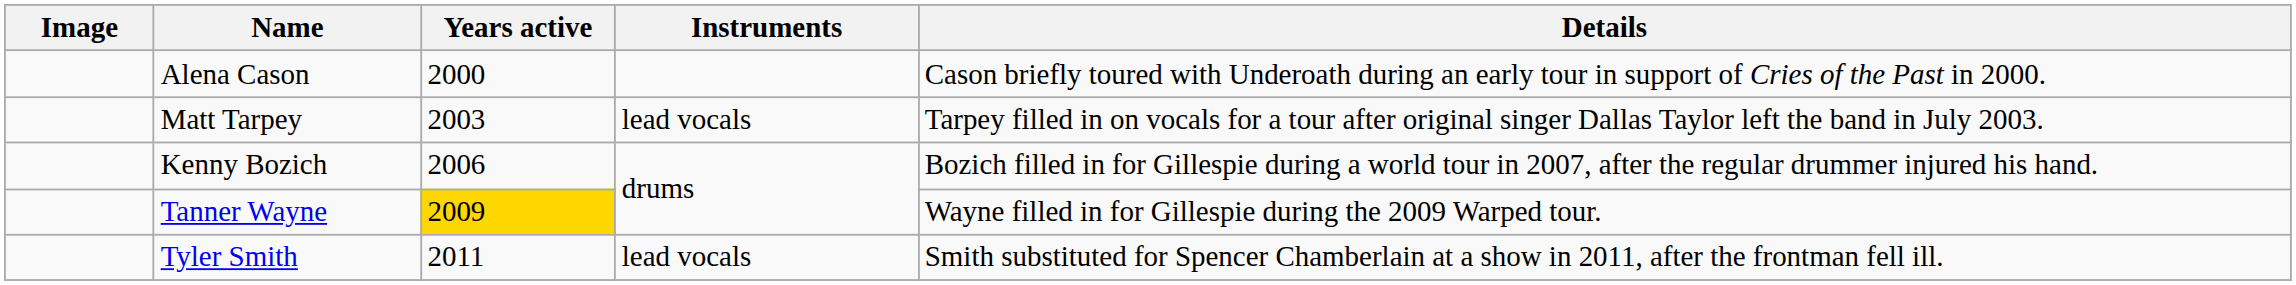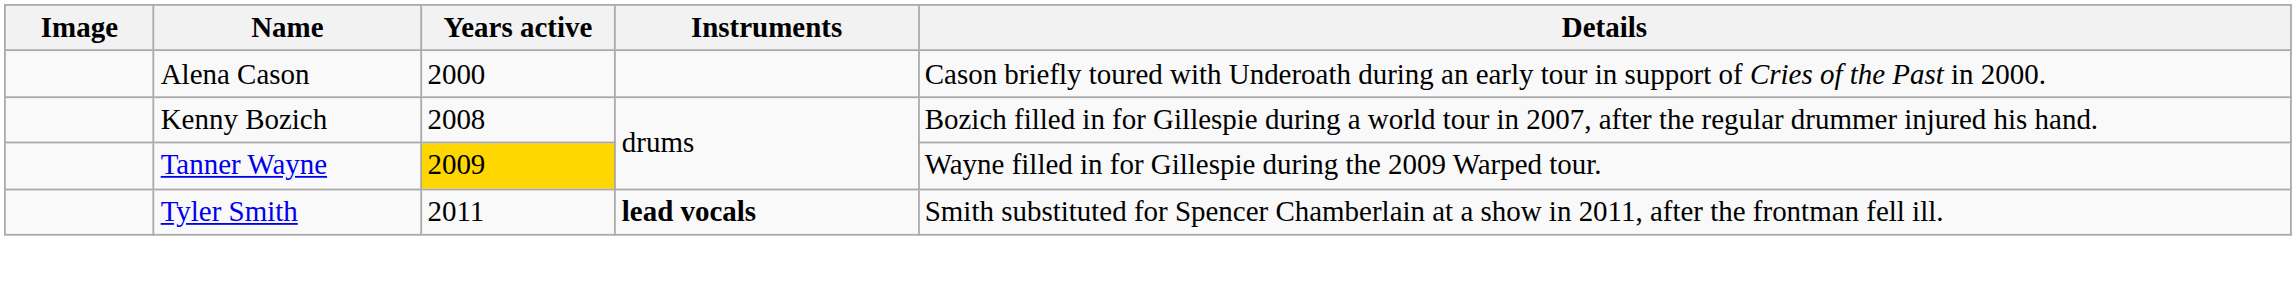- row: (231, 119)
(456, 165) 2006 -> (456, 119) 2008
(687, 257) normal -> (689, 211) bold
